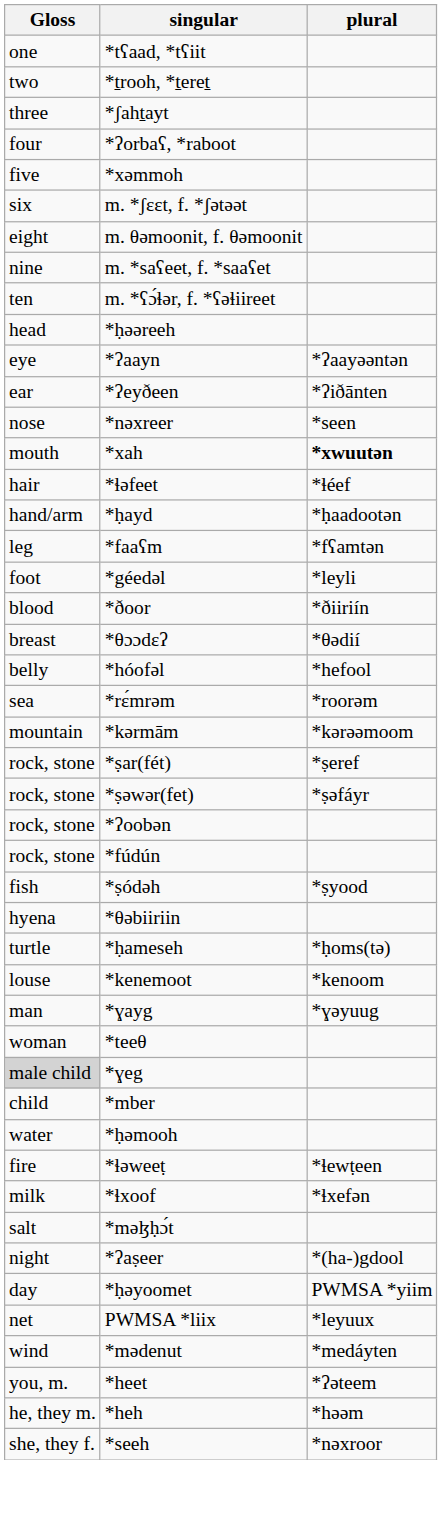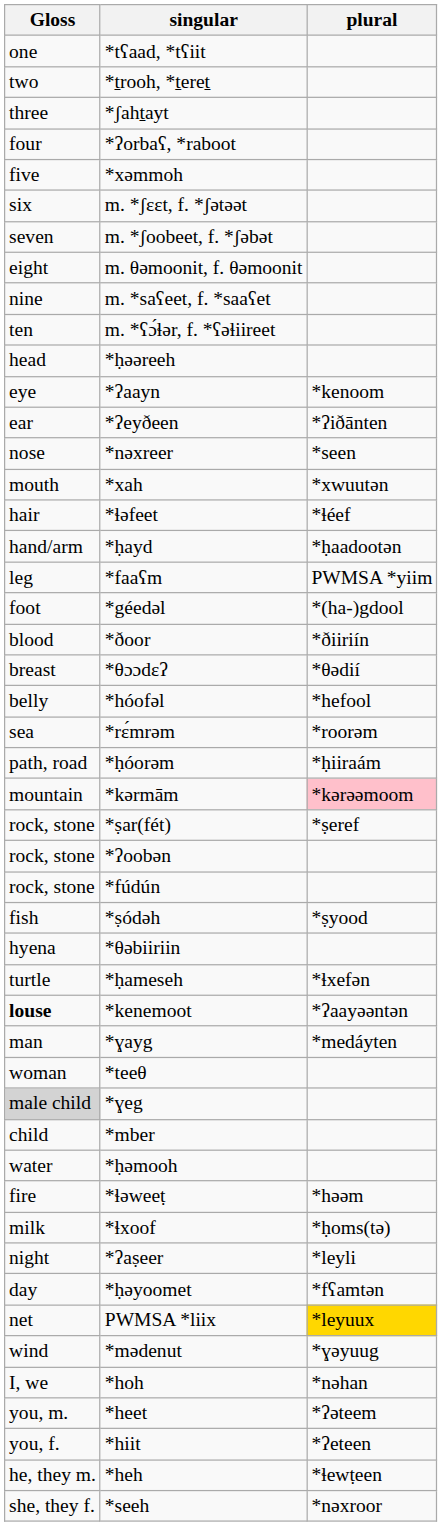+ row: (189, 236)
(360, 360) *ʔaayəəntən -> (348, 391) *kenoom
(352, 453) bold -> (350, 484) normal
(348, 546) *fʕamtən -> (372, 577) PWMSA *yiim
(334, 577) *leyli -> (358, 608) *(ha-)gdool
+ row: (140, 762)
(362, 732) no background -> (362, 793) pink background
- row: (149, 793)
(351, 948) *ḥoms(tə) -> (341, 979) *ɬxefən
(30, 979) normal -> (30, 1010) bold
(348, 979) *kenoom -> (360, 1010) *ʔaayəəntən
(345, 1010) *ɣəyuug -> (354, 1041) *medáyten
(347, 1165) *ɬewṭeen -> (337, 1196) *həəm
(341, 1196) *ɬxefən -> (351, 1227) *ḥoms(tə)
- row: (139, 1227)
(358, 1258) *(ha-)gdool -> (334, 1258) *leyli
(372, 1289) PWMSA *yiim -> (348, 1289) *fʕamtən
(343, 1320) no background -> (343, 1320) gold background
(354, 1351) *medáyten -> (345, 1351) *ɣəyuug
+ row: (124, 1382)
+ row: (123, 1444)
(337, 1413) *həəm -> (347, 1474) *ɬewṭeen
